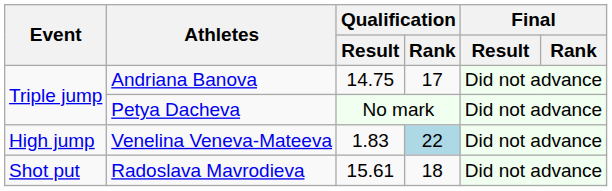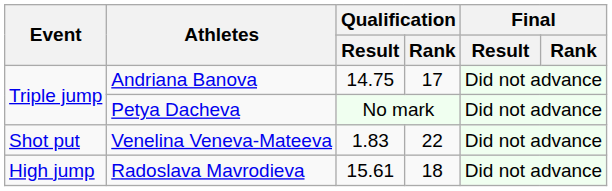(52, 140) High jump -> (44, 140) Shot put
(432, 140) lightblue background -> (432, 140) no background
(44, 170) Shot put -> (52, 170) High jump
